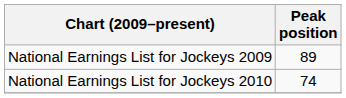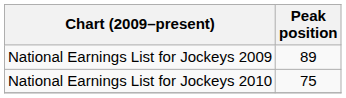(308, 81) 74 -> (308, 81) 75
